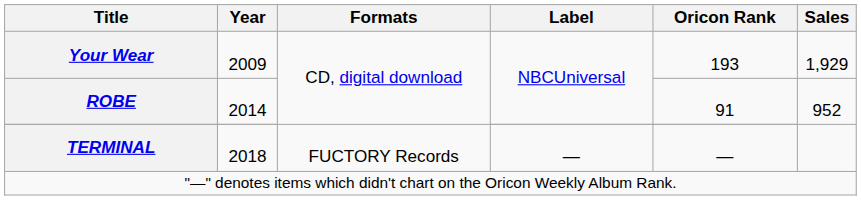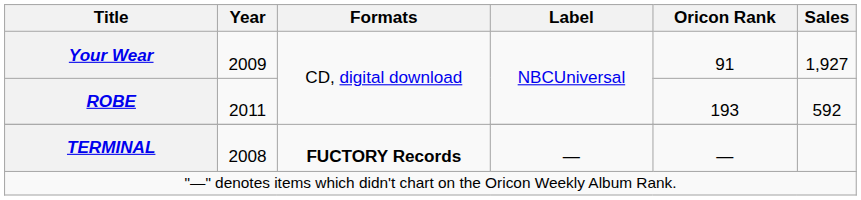(725, 64) 193 -> (725, 64) 91
(827, 64) 1,929 -> (827, 64) 1,927
(247, 110) 2014 -> (247, 110) 2011
(725, 110) 91 -> (725, 110) 193
(827, 110) 952 -> (827, 110) 592
(247, 157) 2018 -> (247, 157) 2008
(384, 157) normal -> (384, 157) bold
